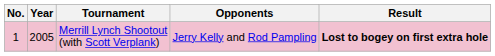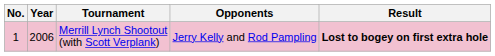(42, 37) 2005 -> (42, 37) 2006
